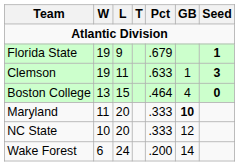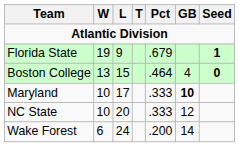- row: (32, 73)
(103, 112) 11 -> (103, 92) 10
(123, 112) 20 -> (123, 92) 17
